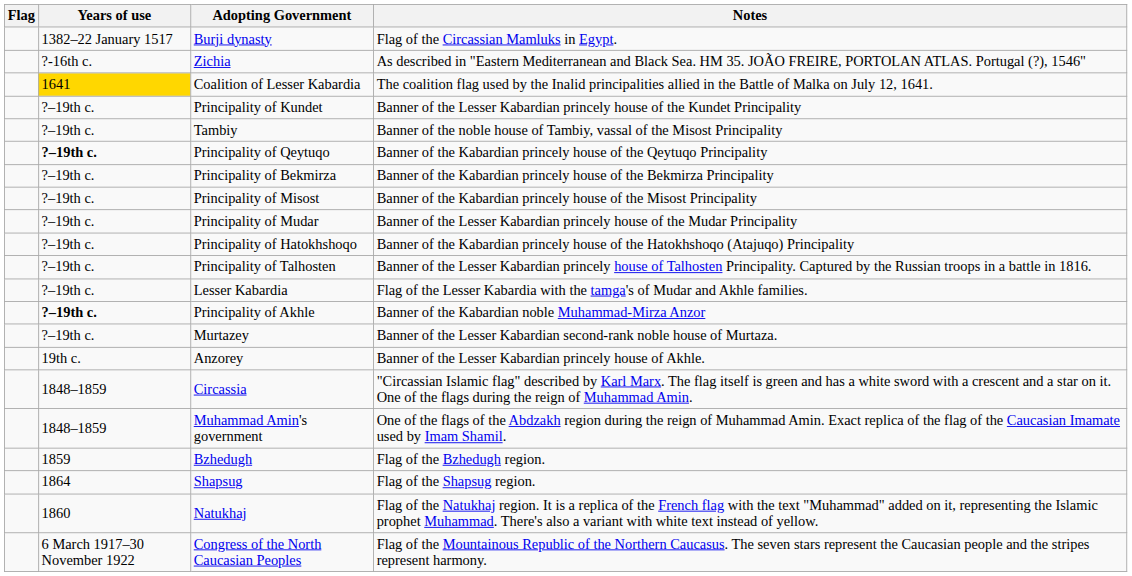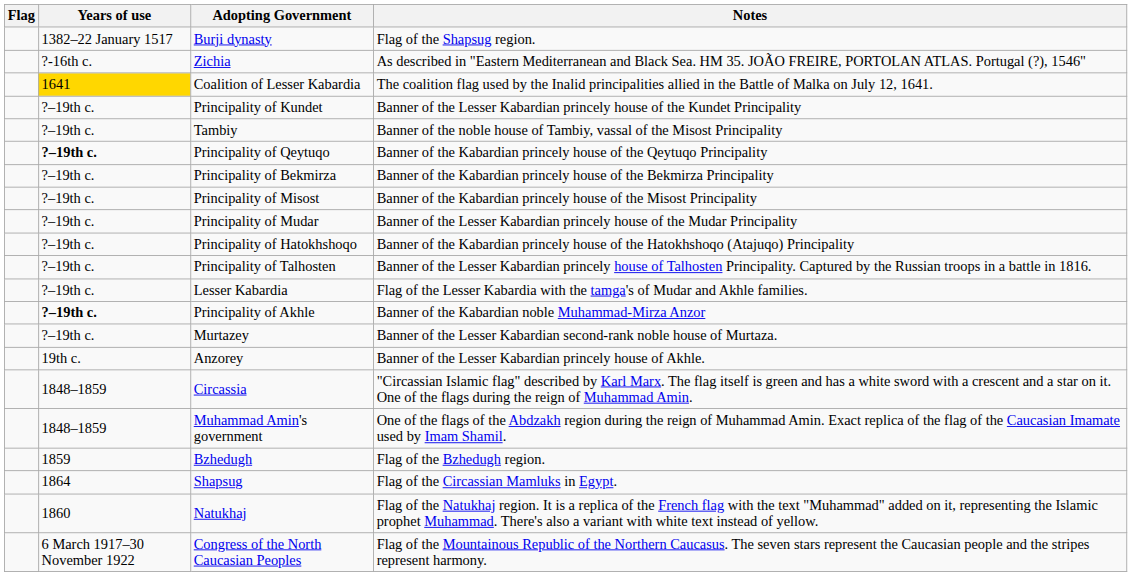(497, 38) Flag of the Circassian Mamluks in Egypt. -> (456, 38) Flag of the Shapsug region.
(456, 482) Flag of the Shapsug region. -> (497, 482) Flag of the Circassian Mamluks in Egypt.
